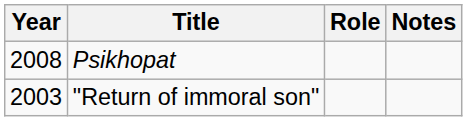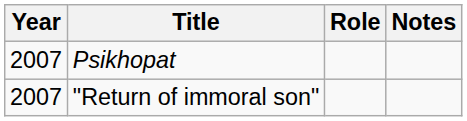(36, 60) 2008 -> (36, 60) 2007
(36, 97) 2003 -> (36, 97) 2007
